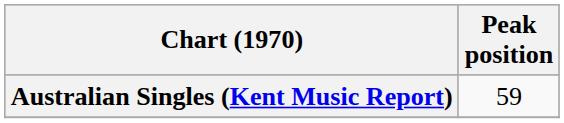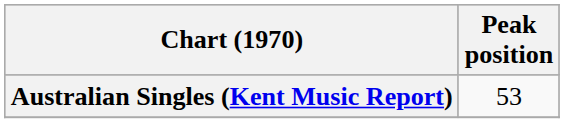(509, 95) 59 -> (509, 95) 53
